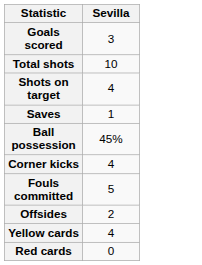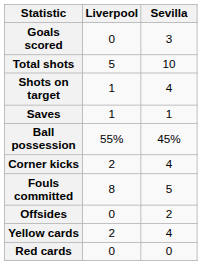+ column: (112, 13)
